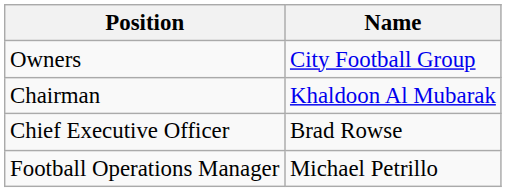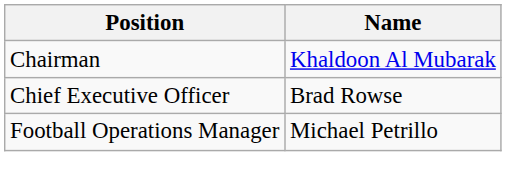- row: (46, 58)
